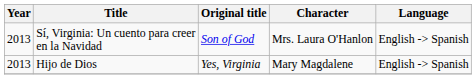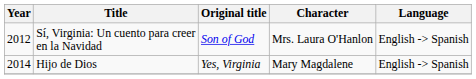(19, 39) 2013 -> (19, 39) 2012
(19, 64) 2013 -> (19, 64) 2014
